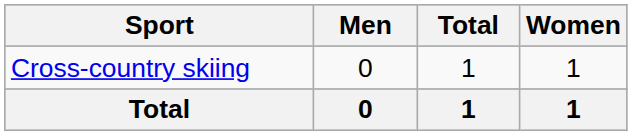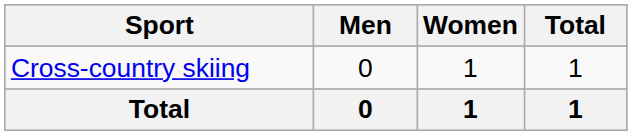columns swapped: (573, 25) <-> (468, 25)
